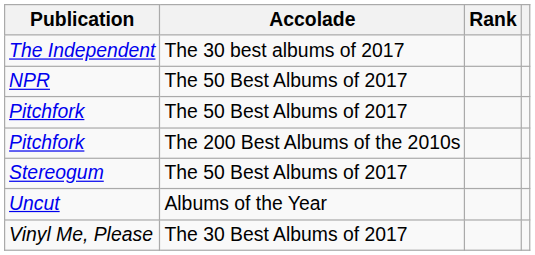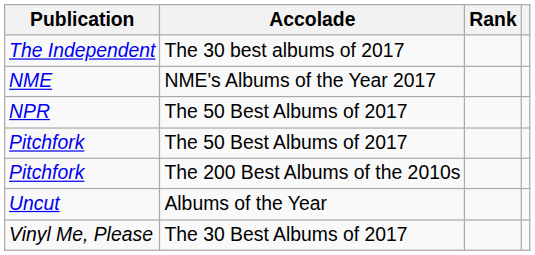+ row: (31, 81)
- row: (56, 173)
